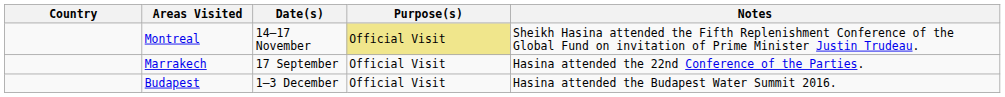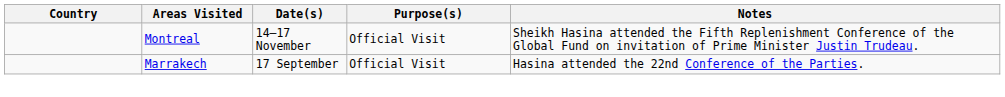(397, 39) khaki background -> (397, 39) no background
- row: (172, 83)
